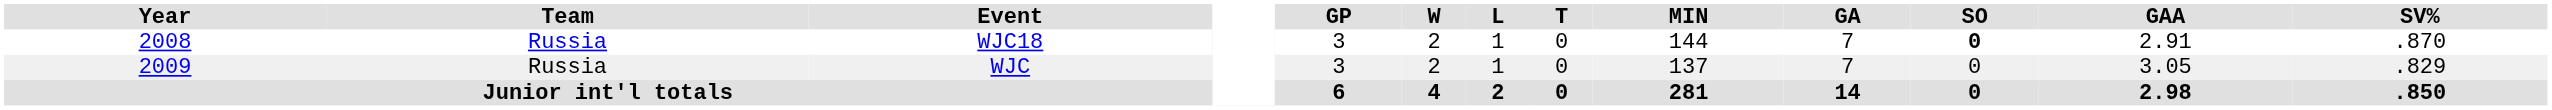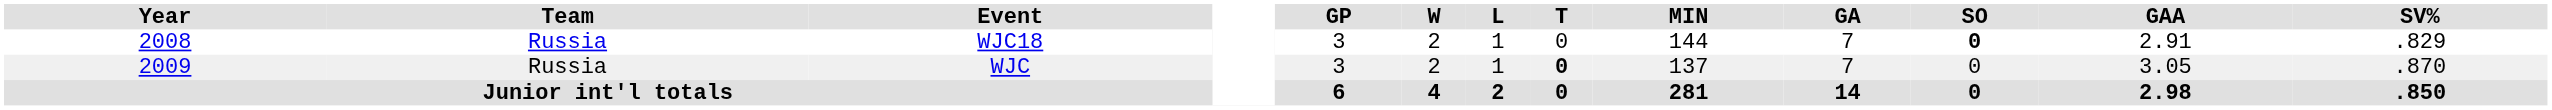(2420, 42) .870 -> (2420, 42) .829
(1561, 67) normal -> (1561, 67) bold
(2420, 67) .829 -> (2420, 67) .870
